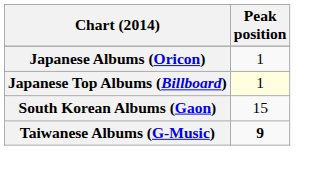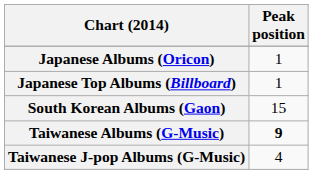(260, 83) lightyellow background -> (279, 83) no background
+ row: (127, 157)
